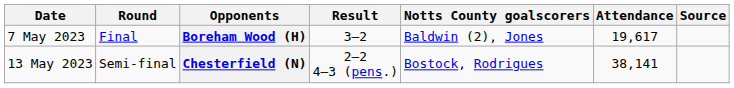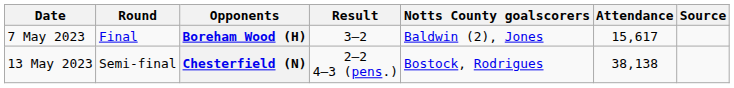(635, 36) 19,617 -> (635, 36) 15,617
(635, 64) 38,141 -> (635, 64) 38,138
